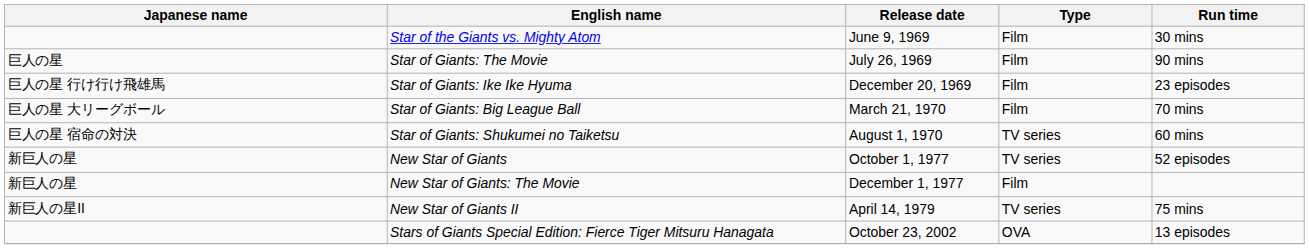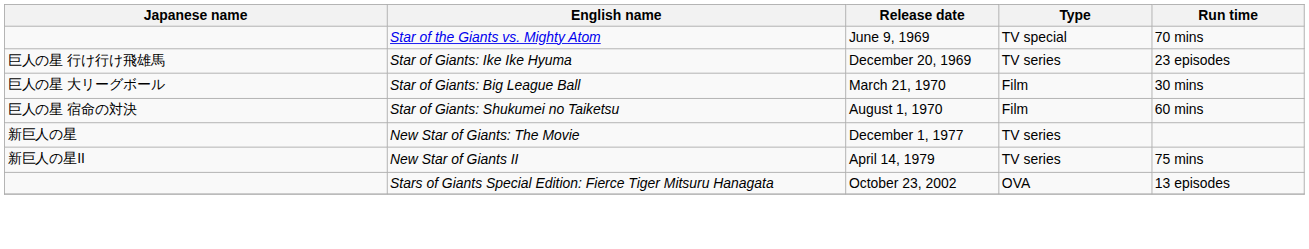(1015, 37) Film -> (1034, 37) TV special
(1179, 37) 30 mins -> (1179, 37) 70 mins
- row: (469, 60)
(1015, 85) Film -> (1031, 60) TV series
(1179, 110) 70 mins -> (1179, 85) 30 mins
(1031, 135) TV series -> (1015, 110) Film
- row: (448, 159)
(1015, 184) Film -> (1031, 135) TV series
